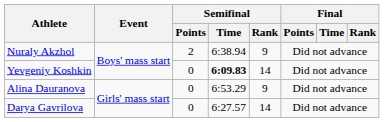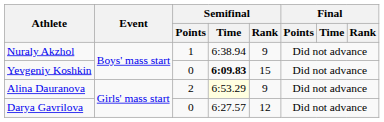(191, 51) 2 -> (191, 51) 1
(265, 70) 14 -> (265, 70) 15
(191, 89) 0 -> (191, 89) 2
(229, 89) no background -> (229, 89) lightyellow background
(265, 108) 14 -> (265, 108) 12
